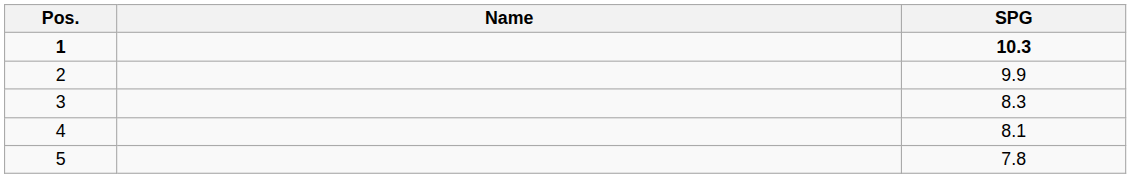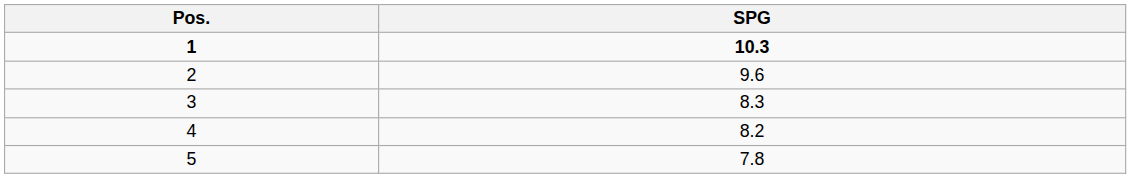- column: (509, 18)
(1014, 74) 9.9 -> (752, 74) 9.6
(1014, 131) 8.1 -> (752, 131) 8.2
